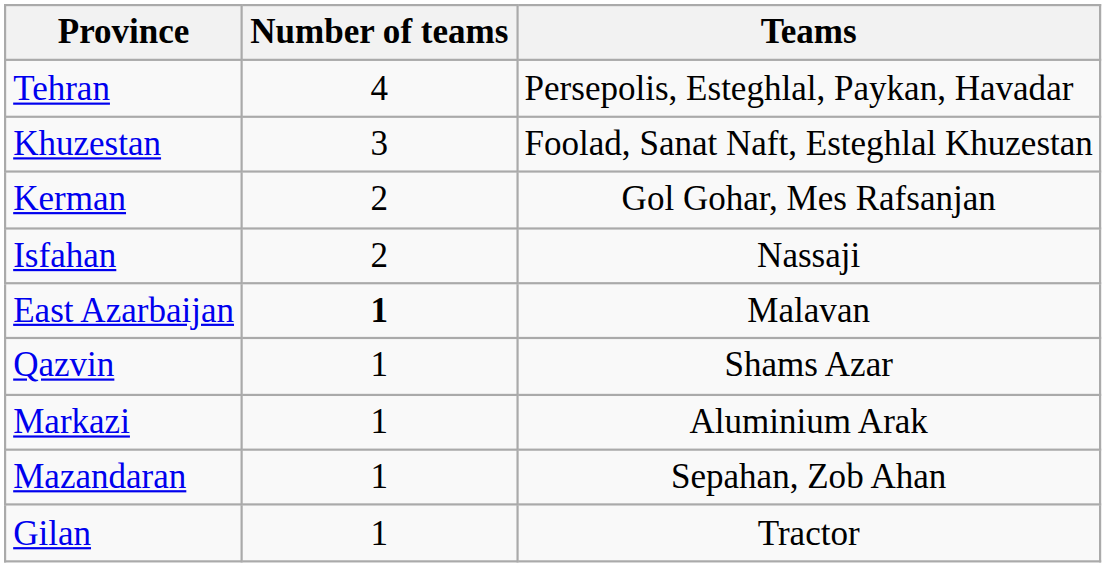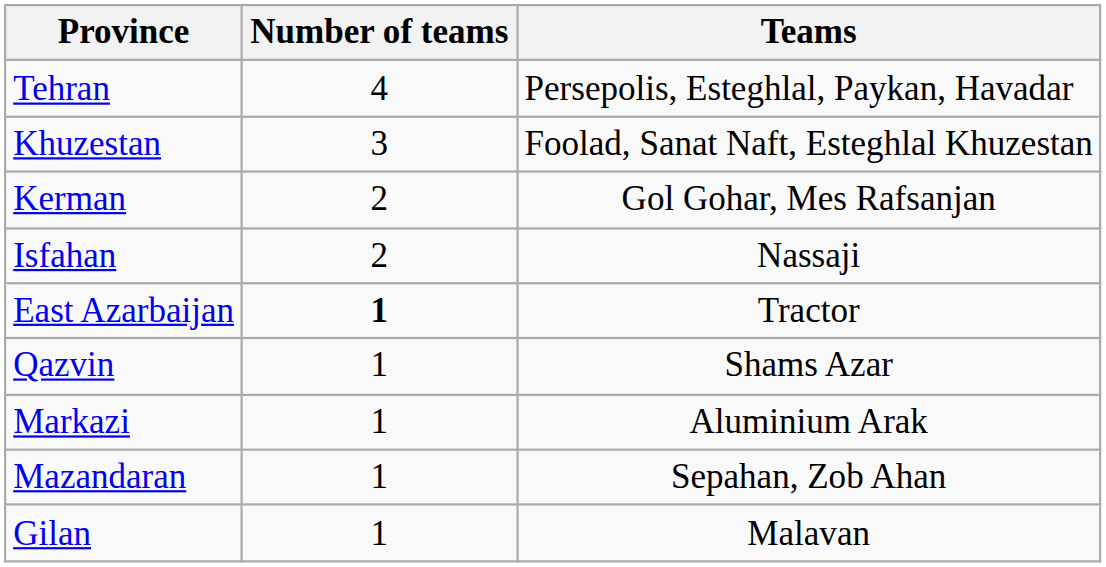(809, 310) Malavan -> (809, 310) Tractor
(809, 532) Tractor -> (809, 532) Malavan
